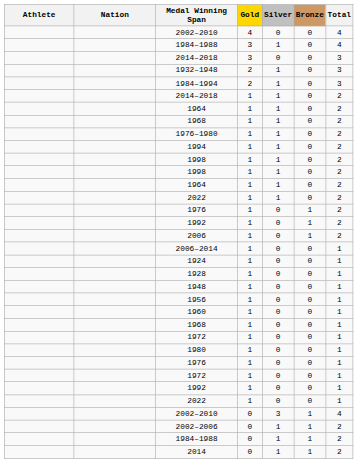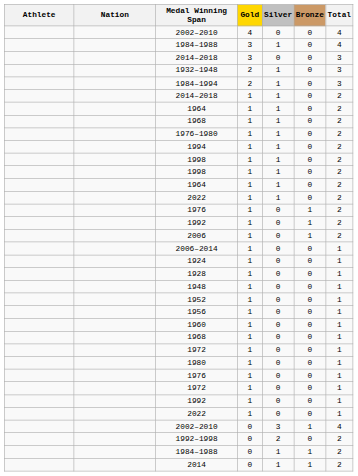+ row: (197, 299)
+ row: (197, 439)
- row: (197, 426)
